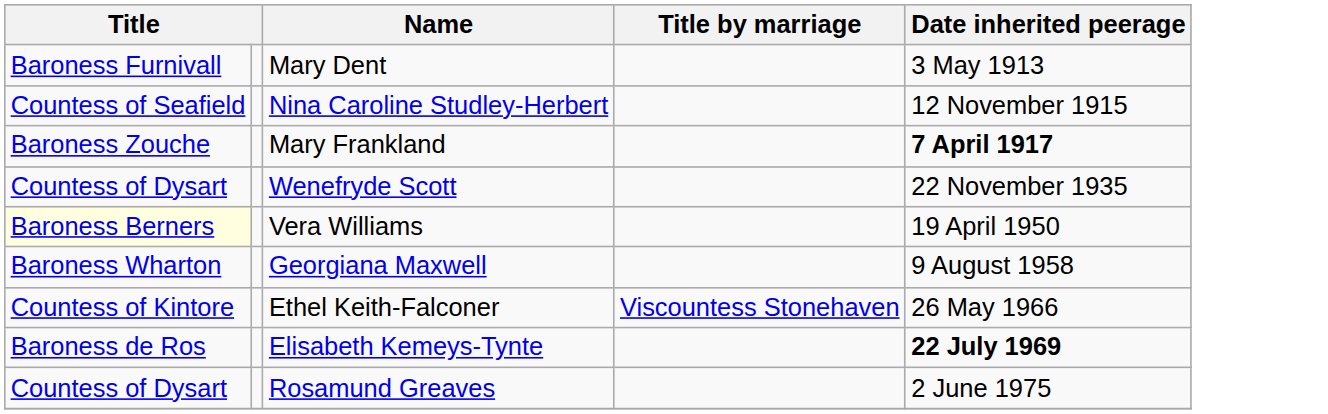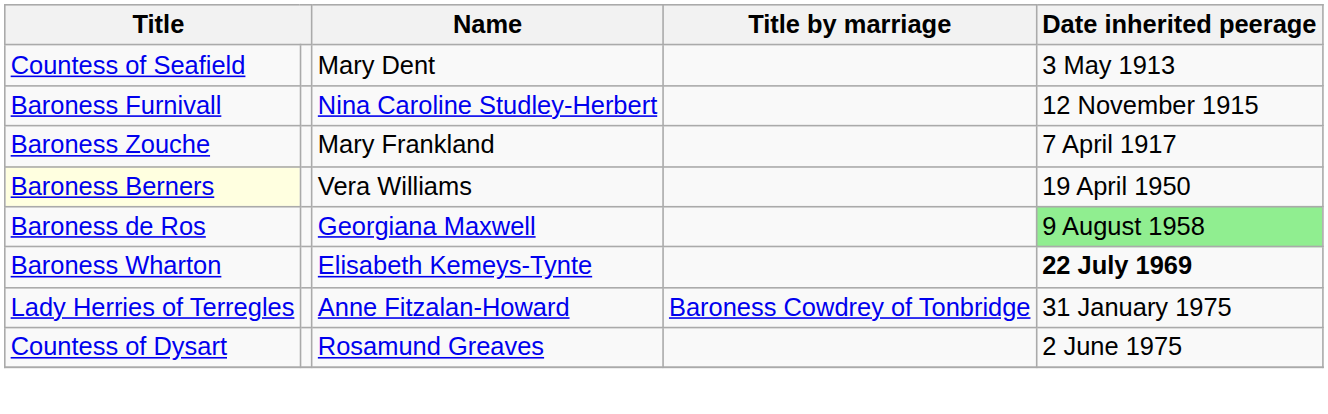(116, 65) Baroness Furnivall -> (128, 65) Countess of Seafield
(128, 105) Countess of Seafield -> (116, 105) Baroness Furnivall
(982, 145) bold -> (1109, 145) normal
- row: (363, 186)
(116, 266) Baroness Wharton -> (108, 226) Baroness de Ros
(993, 266) no background -> (1124, 226) lightgreen background
- row: (384, 307)
(108, 347) Baroness de Ros -> (116, 266) Baroness Wharton
+ row: (444, 307)
